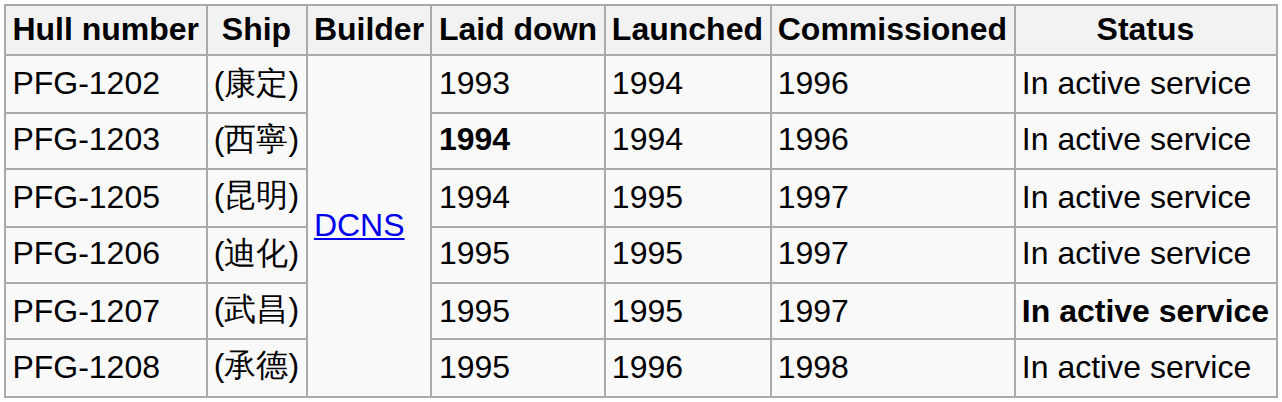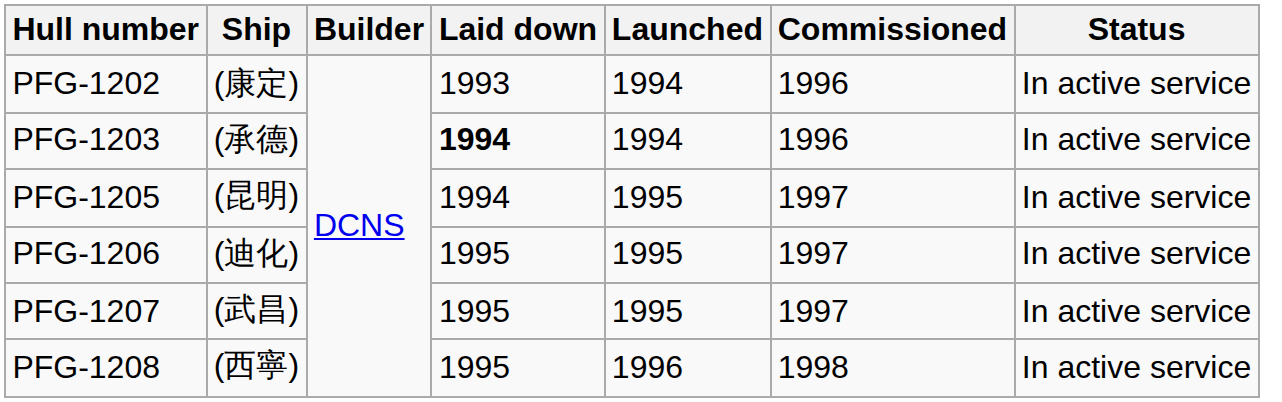(256, 139) (西寧) -> (256, 139) (承德)
(1145, 310) bold -> (1137, 310) normal
(256, 366) (承德) -> (256, 366) (西寧)
